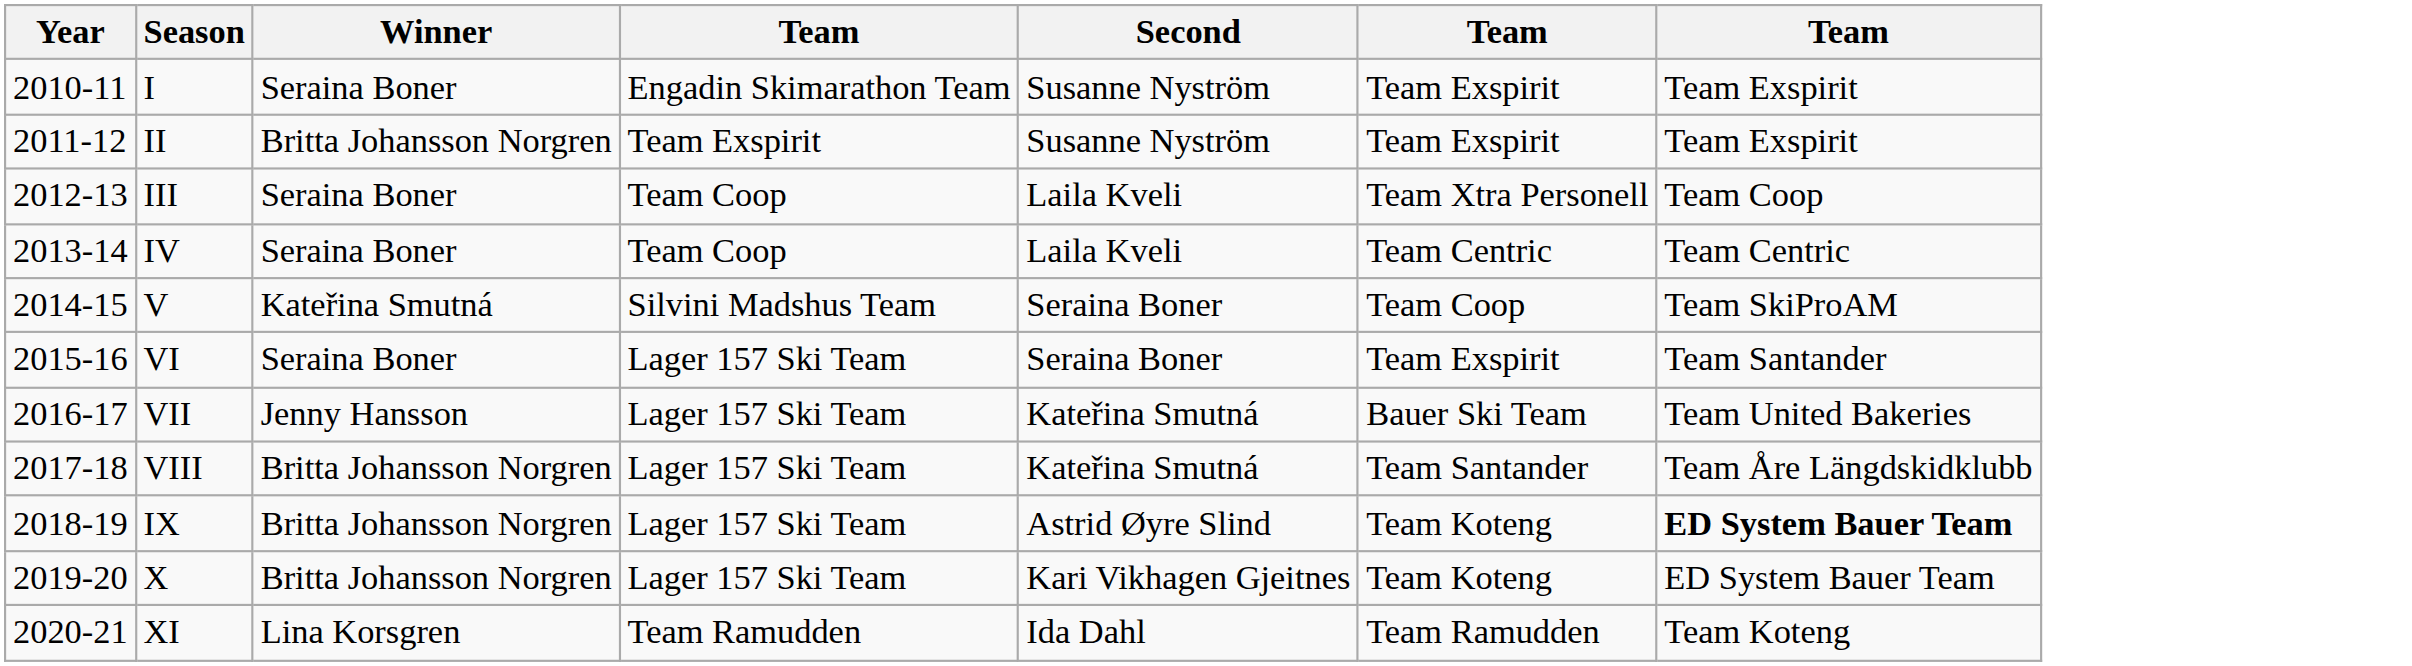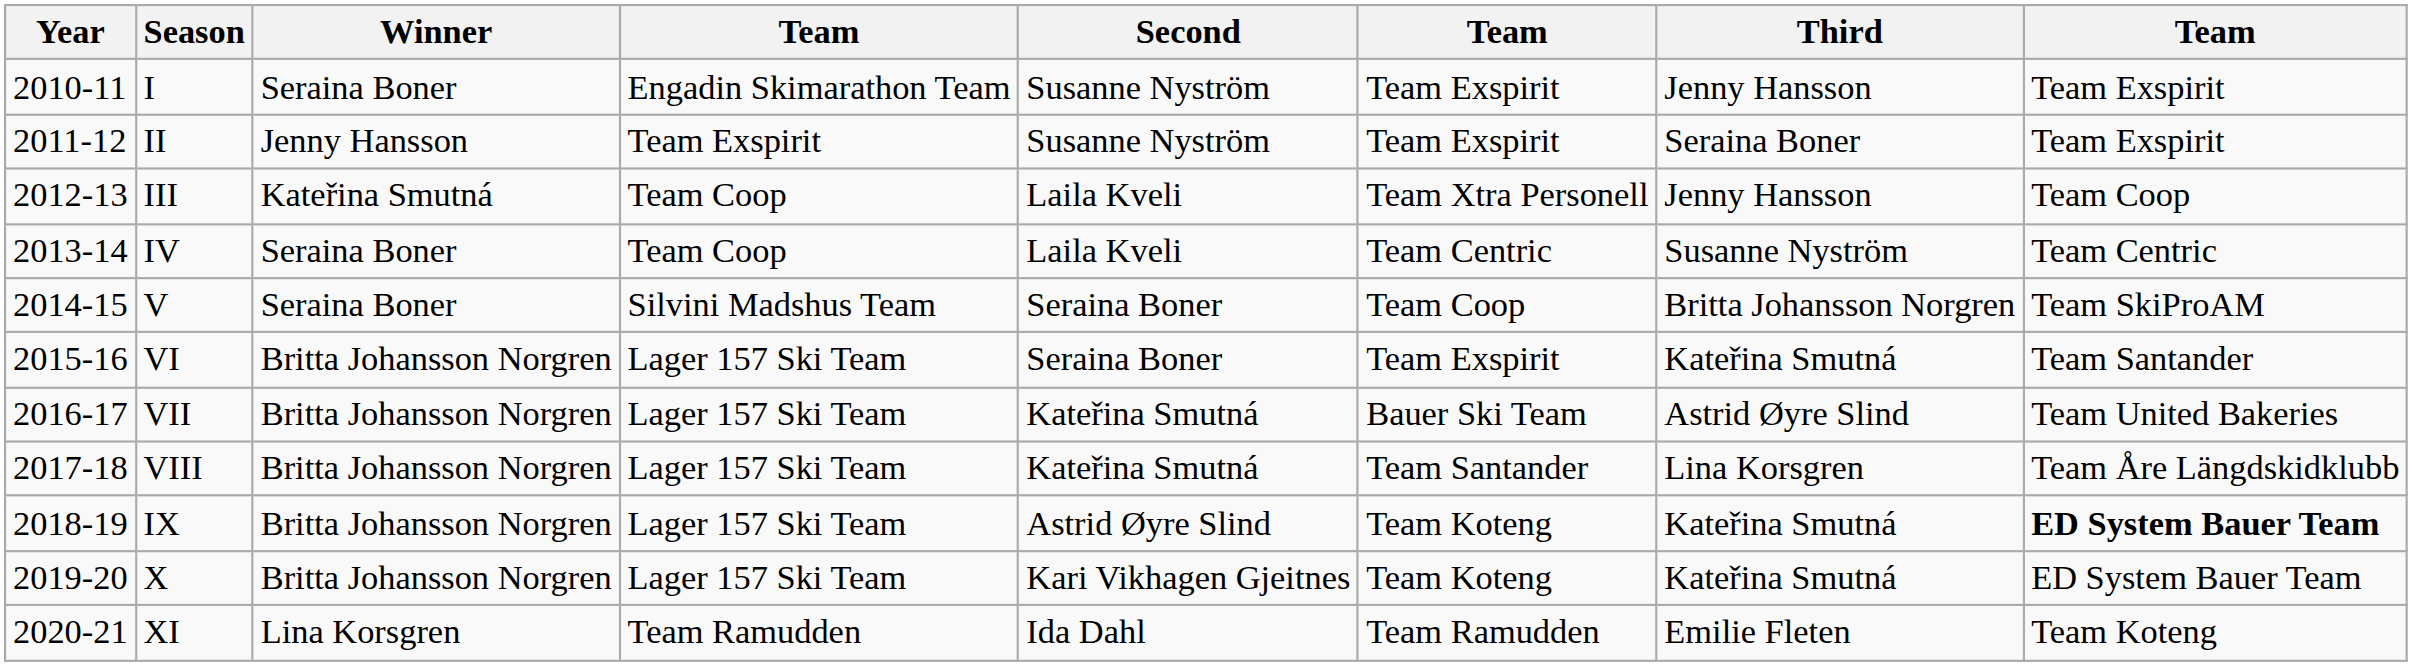+ column: (1840, 31)
(436, 140) Britta Johansson Norgren -> (364, 140) Jenny Hansson
(359, 195) Seraina Boner -> (377, 195) Kateřina Smutná
(377, 304) Kateřina Smutná -> (359, 304) Seraina Boner
(359, 359) Seraina Boner -> (436, 359) Britta Johansson Norgren
(364, 413) Jenny Hansson -> (436, 413) Britta Johansson Norgren
